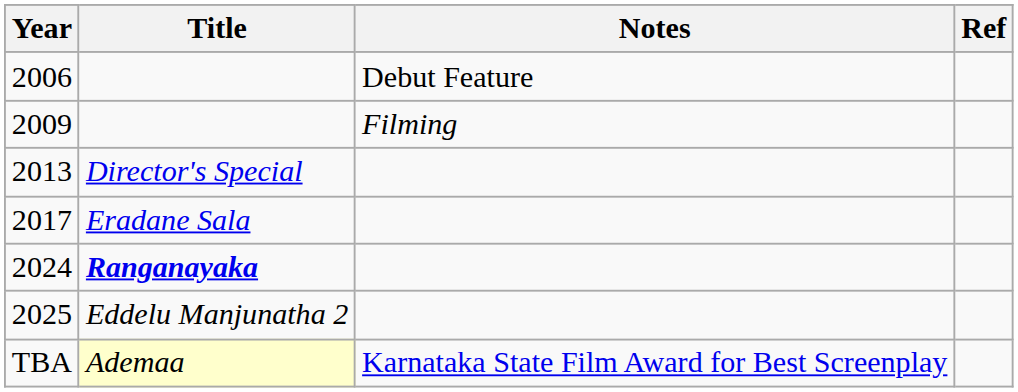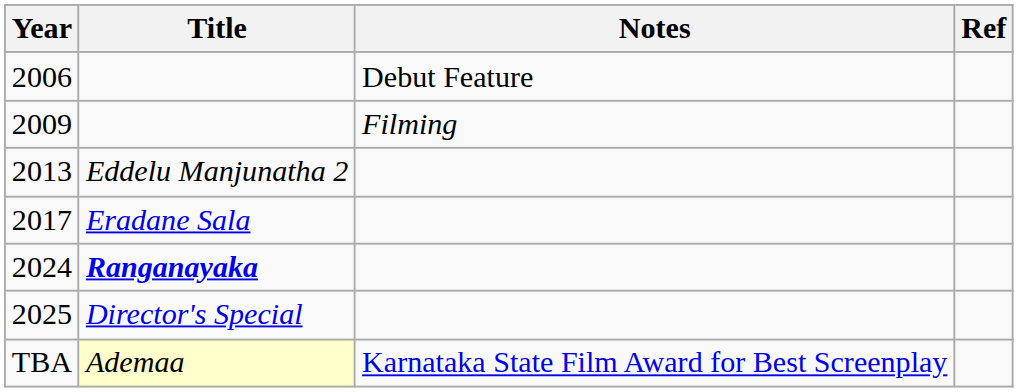(194, 171) Director's Special -> (217, 171) Eddelu Manjunatha 2
(217, 314) Eddelu Manjunatha 2 -> (194, 314) Director's Special
